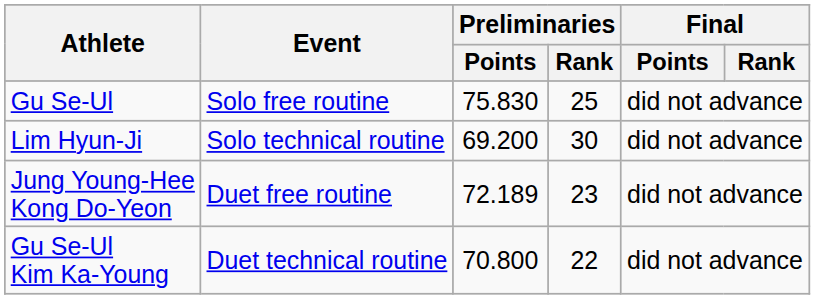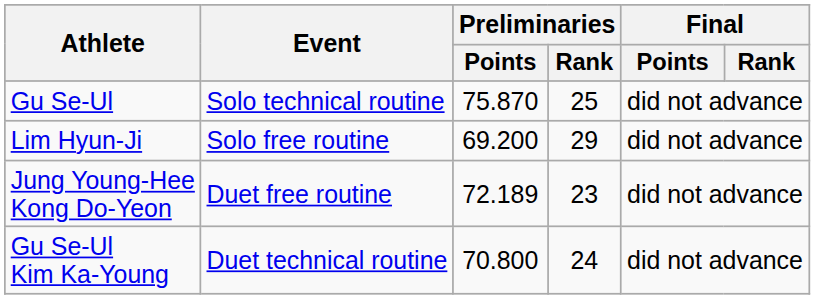(298, 101) Solo free routine -> (326, 101) Solo technical routine
(500, 101) 75.830 -> (500, 101) 75.870
(326, 141) Solo technical routine -> (298, 141) Solo free routine
(584, 141) 30 -> (584, 141) 29
(584, 261) 22 -> (584, 261) 24
